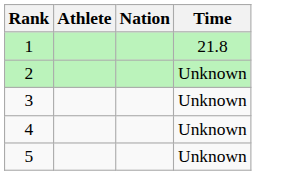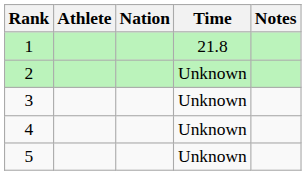+ column: (276, 18)
